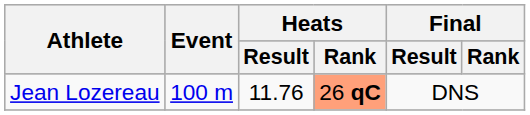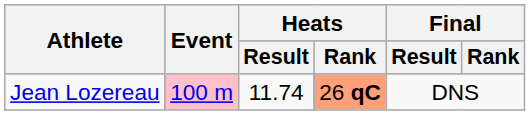(202, 92) no background -> (202, 92) pink background
(276, 92) 11.76 -> (276, 92) 11.74
